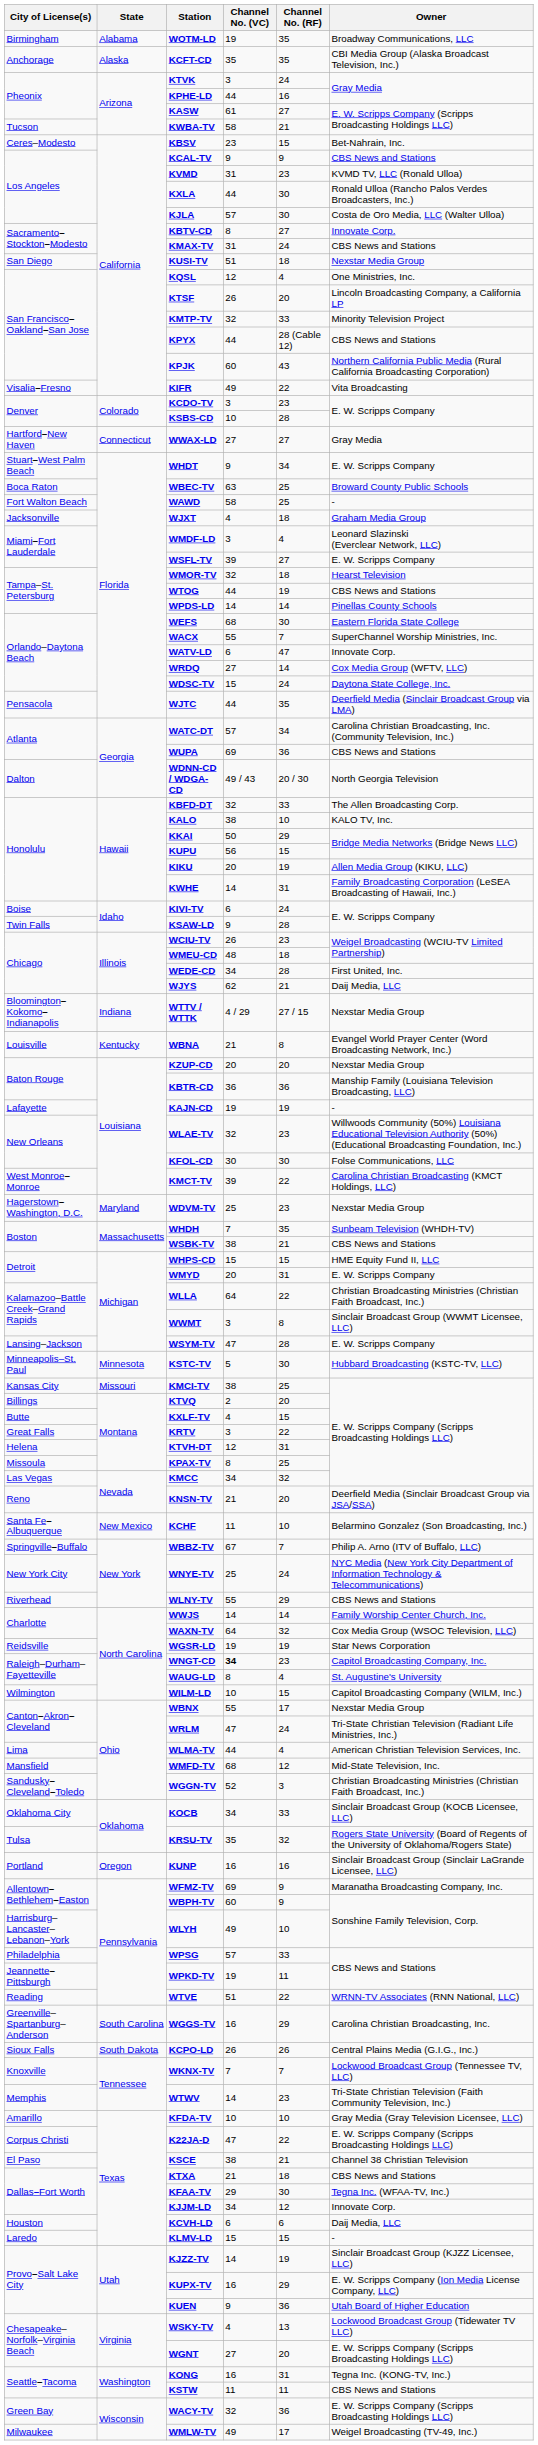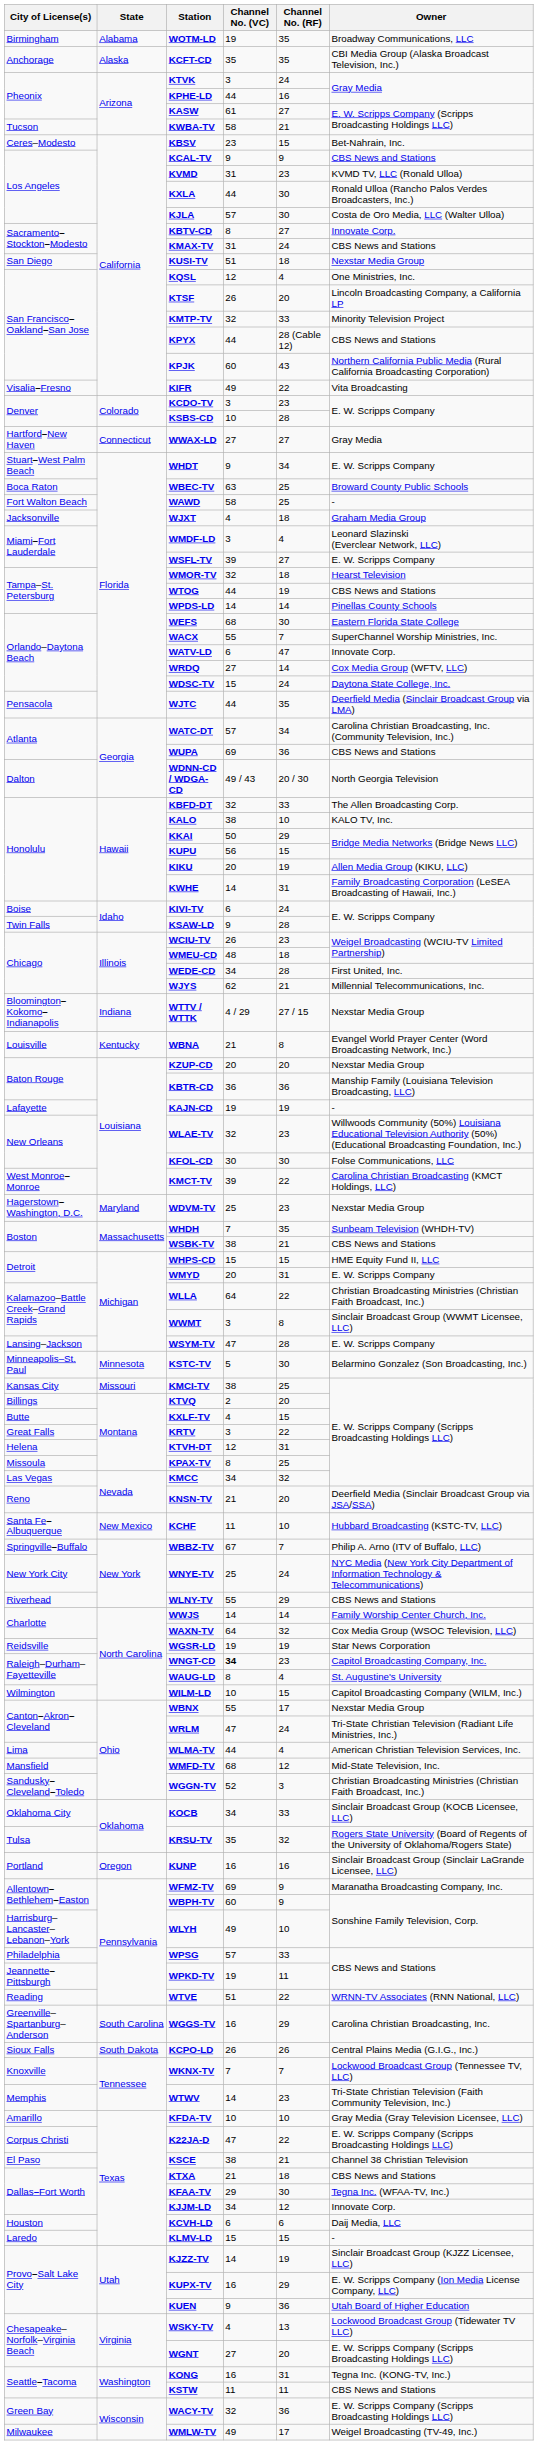(366, 986) Daij Media, LLC -> (408, 986) Millennial Telecommunications, Inc.
(417, 1364) Hubbard Broadcasting (KSTC-TV, LLC) -> (429, 1364) Belarmino Gonzalez (Son Broadcasting, Inc.)
(429, 1526) Belarmino Gonzalez (Son Broadcasting, Inc.) -> (417, 1526) Hubbard Broadcasting (KSTC-TV, LLC)
